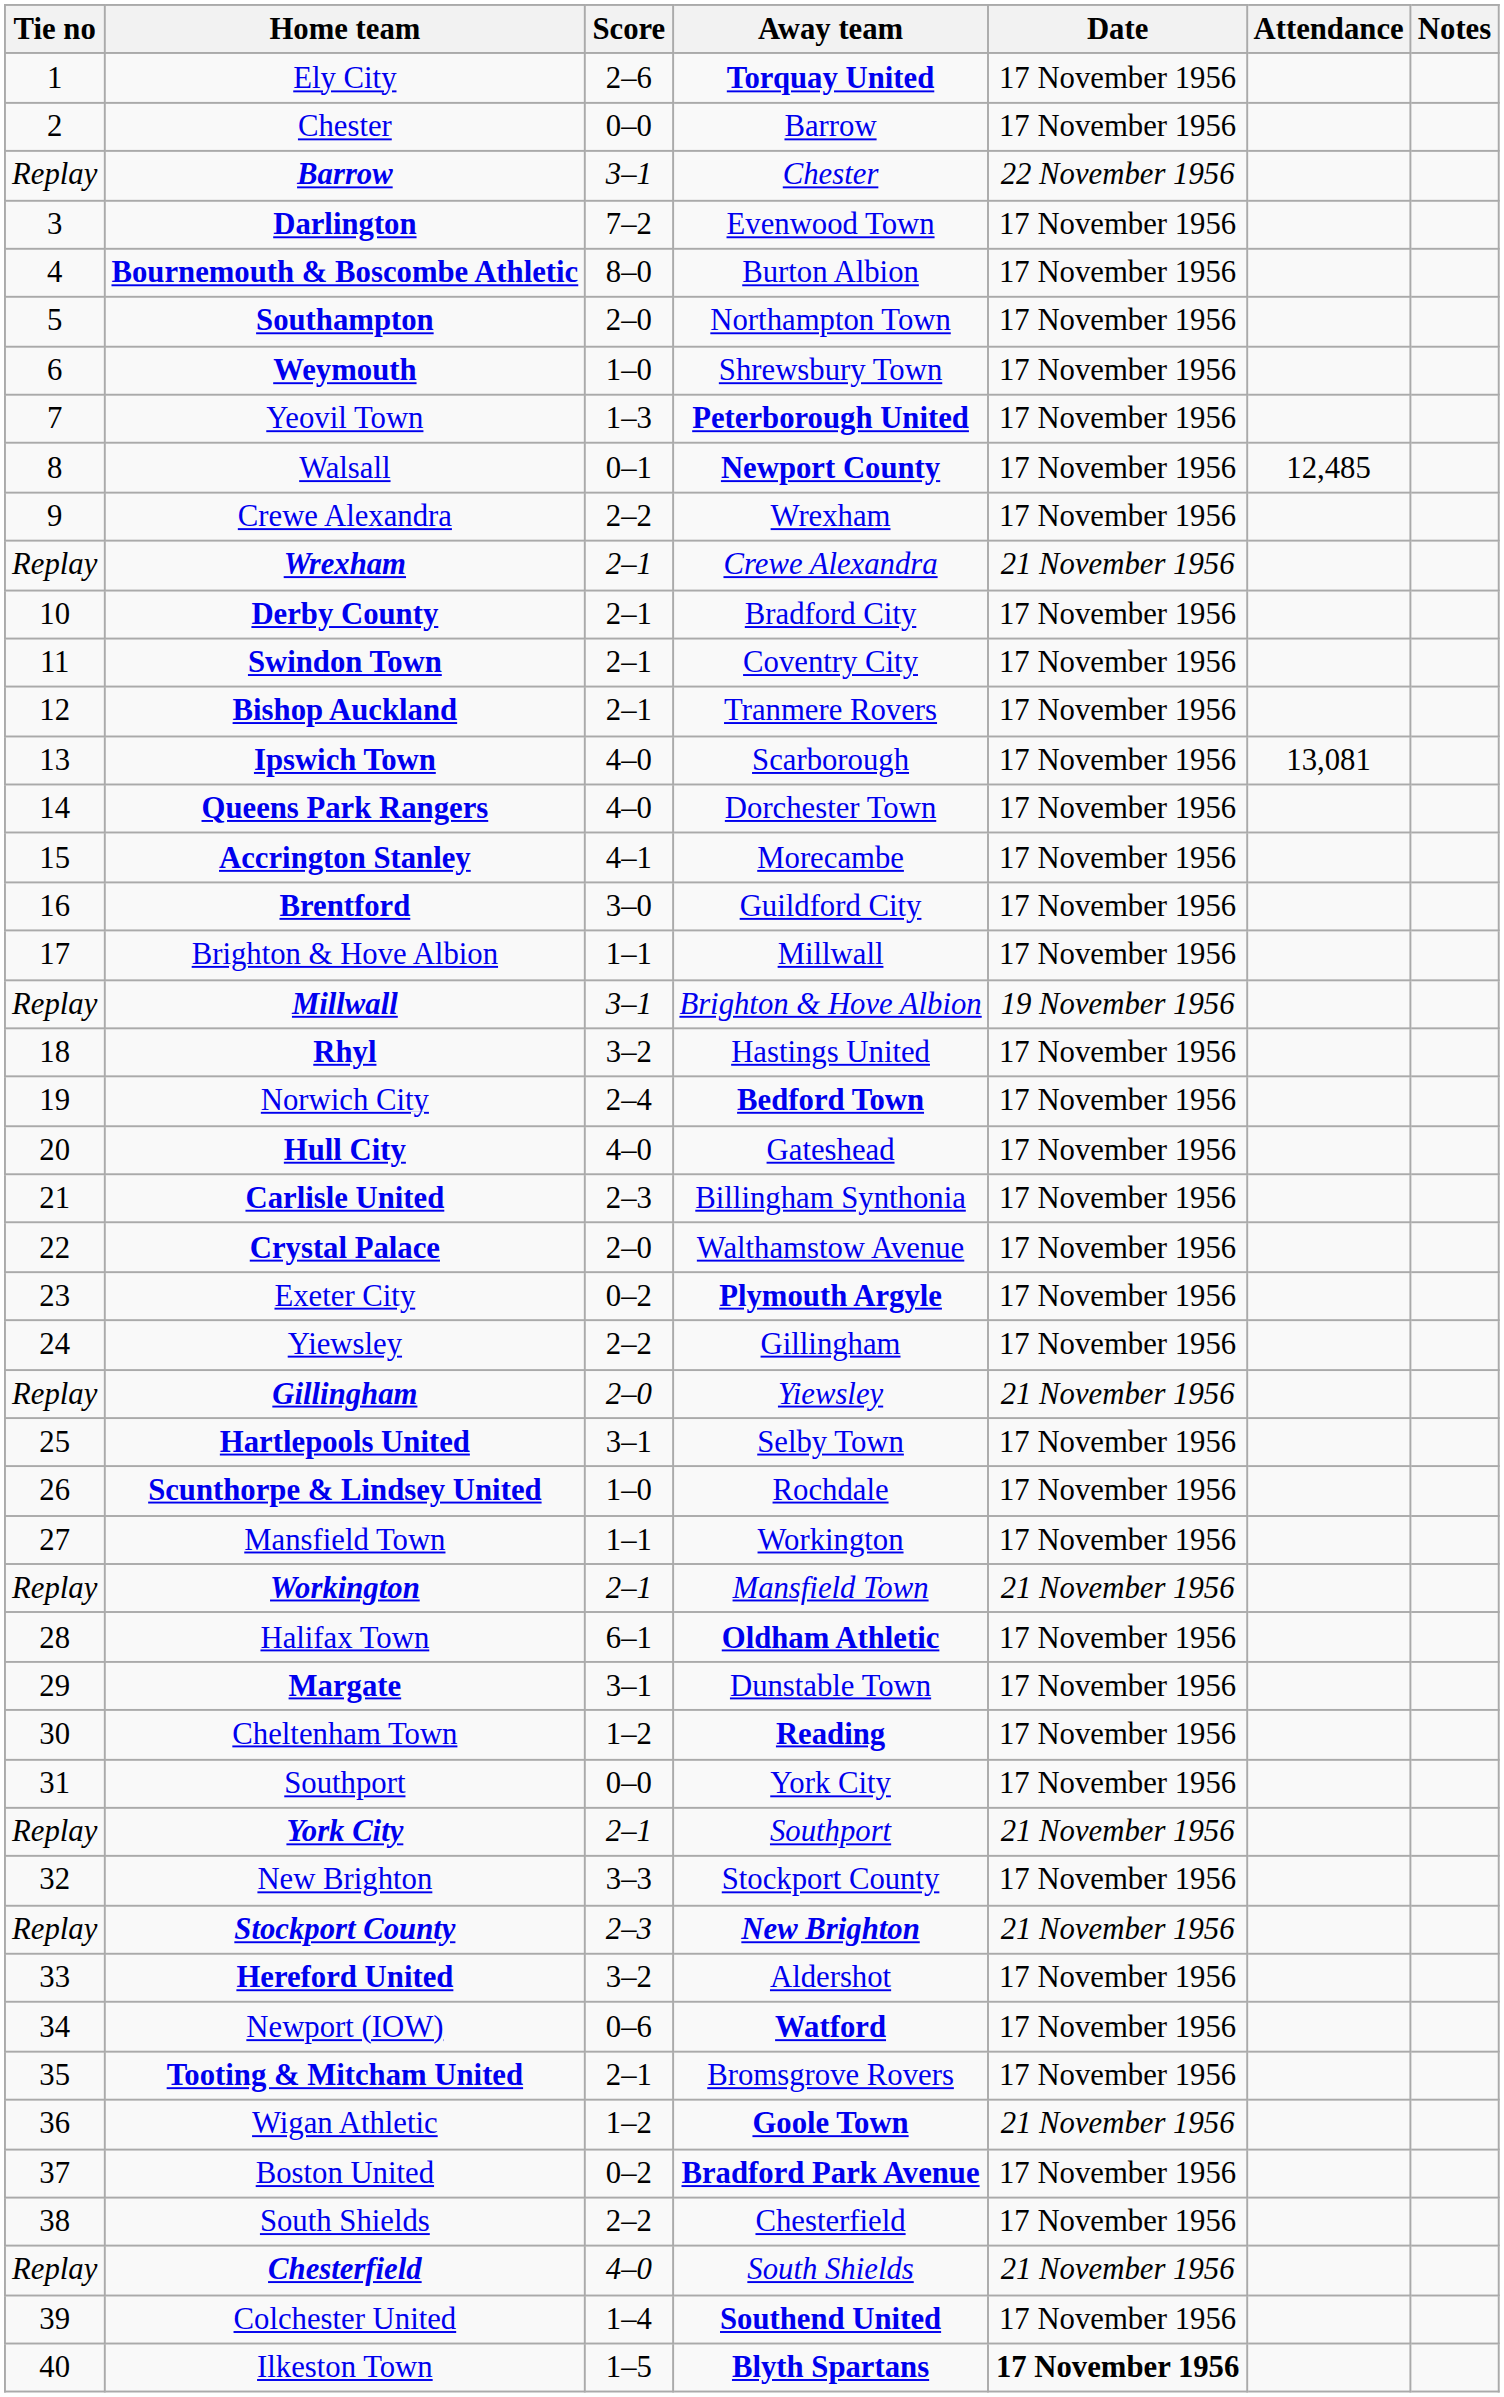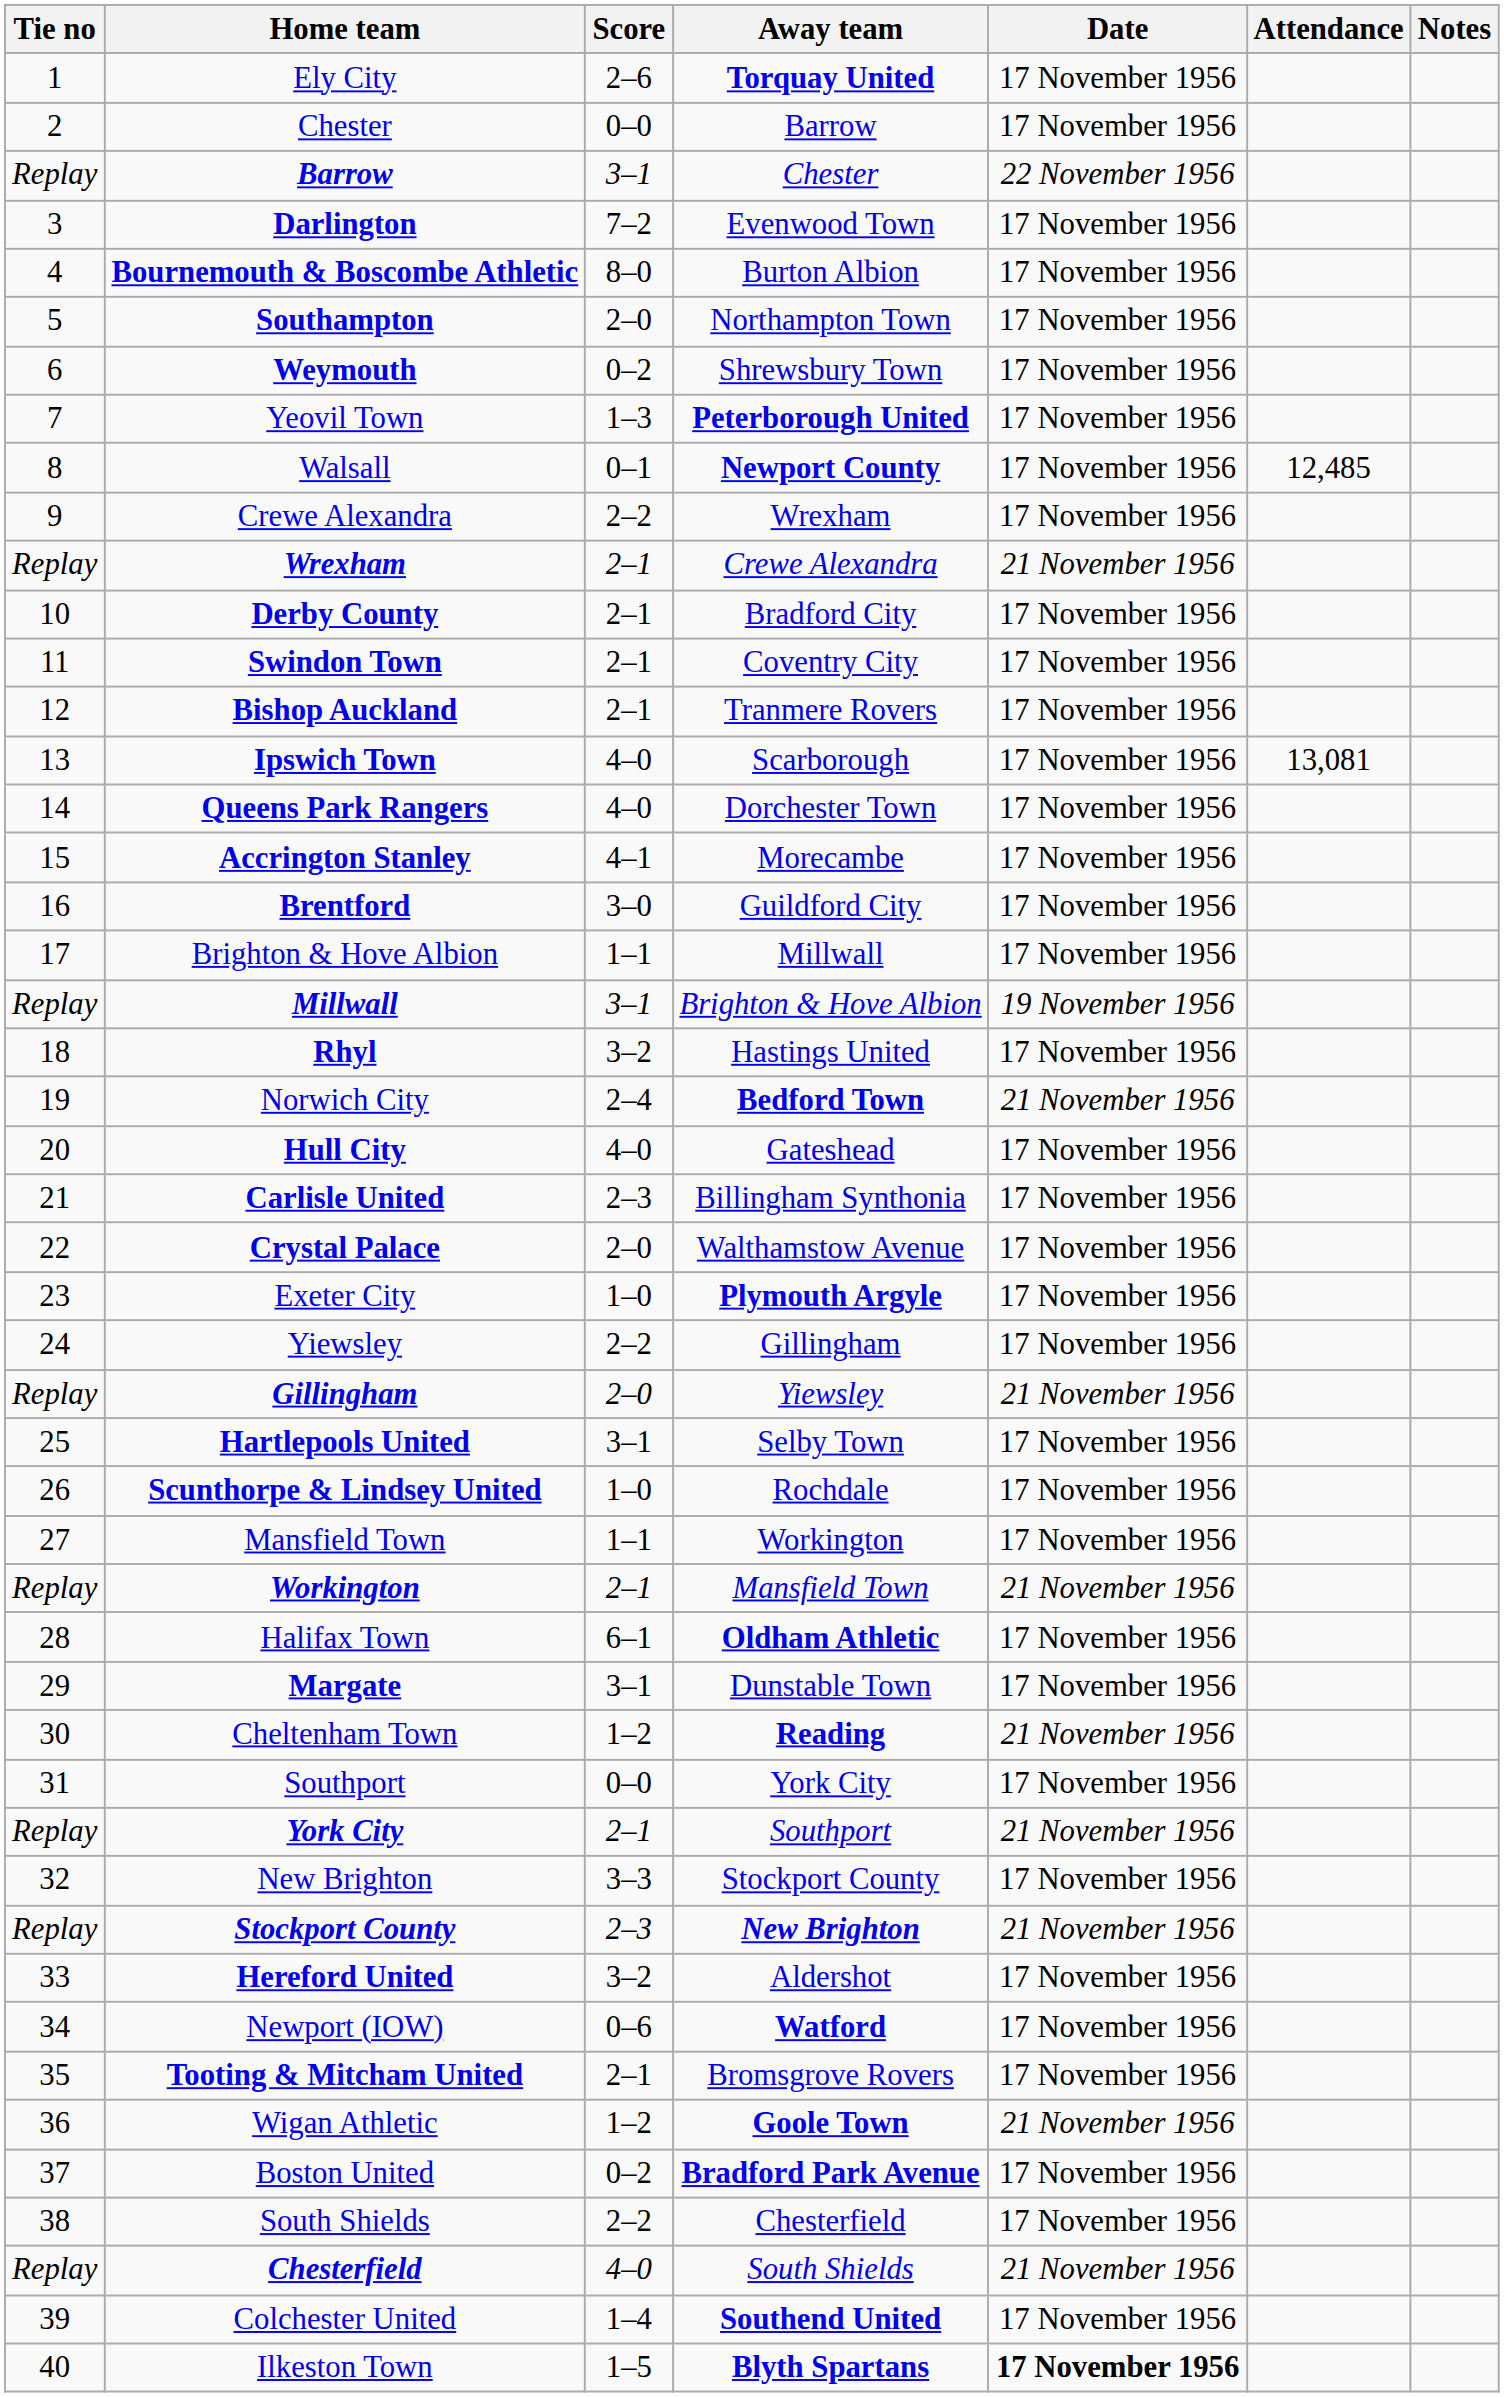(629, 369) 1–0 -> (629, 369) 0–2
(1118, 1100) 17 November 1956 -> (1118, 1100) 21 November 1956
(629, 1295) 0–2 -> (629, 1295) 1–0
(1118, 1734) 17 November 1956 -> (1118, 1734) 21 November 1956
